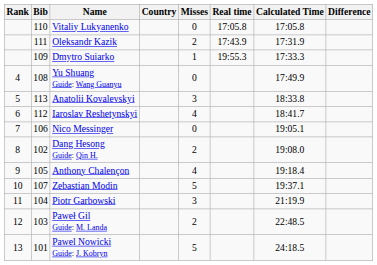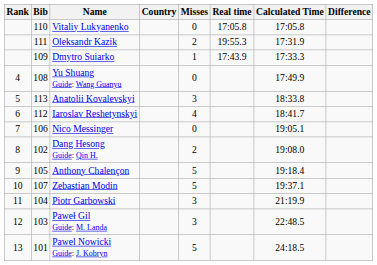(232, 42) 17:43.9 -> (232, 42) 19:55.3
(232, 57) 19:55.3 -> (232, 57) 17:43.9
(194, 170) 4 -> (194, 170) 5
(194, 221) 2 -> (194, 221) 3
